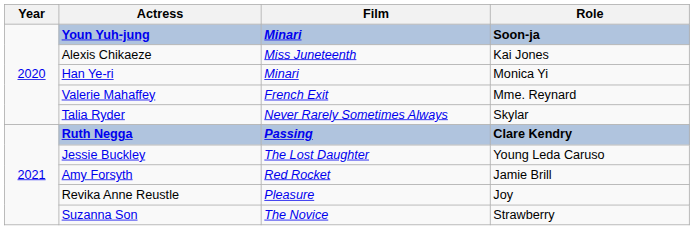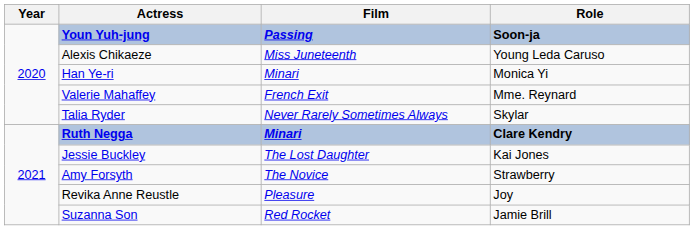(283, 34) Minari -> (289, 34) Passing
(521, 54) Kai Jones -> (549, 54) Young Leda Caruso
(289, 134) Passing -> (283, 134) Minari
(549, 154) Young Leda Caruso -> (521, 154) Kai Jones
(297, 174) Red Rocket -> (296, 174) The Novice
(522, 174) Jamie Brill -> (524, 174) Strawberry
(296, 214) The Novice -> (297, 214) Red Rocket
(524, 214) Strawberry -> (522, 214) Jamie Brill
